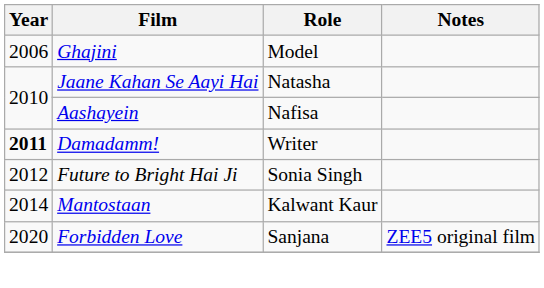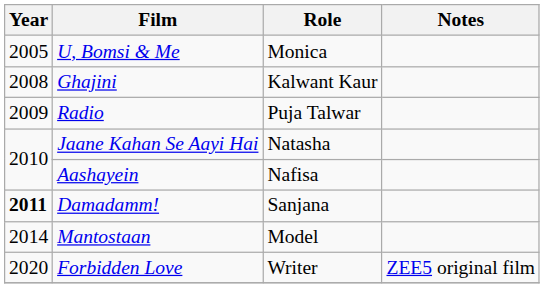+ row: (118, 50)
(29, 50) 2006 -> (29, 81) 2008
(293, 50) Model -> (322, 81) Kalwant Kaur
+ row: (80, 112)
(293, 143) Writer -> (298, 205) Sanjana
- row: (147, 174)
(322, 205) Kalwant Kaur -> (293, 236) Model
(298, 236) Sanjana -> (293, 267) Writer
